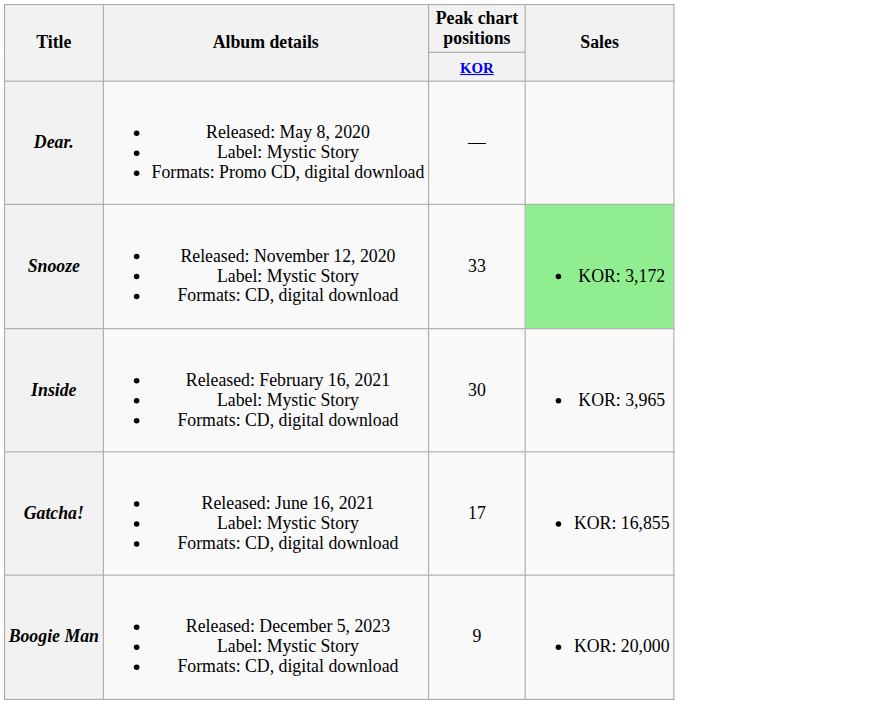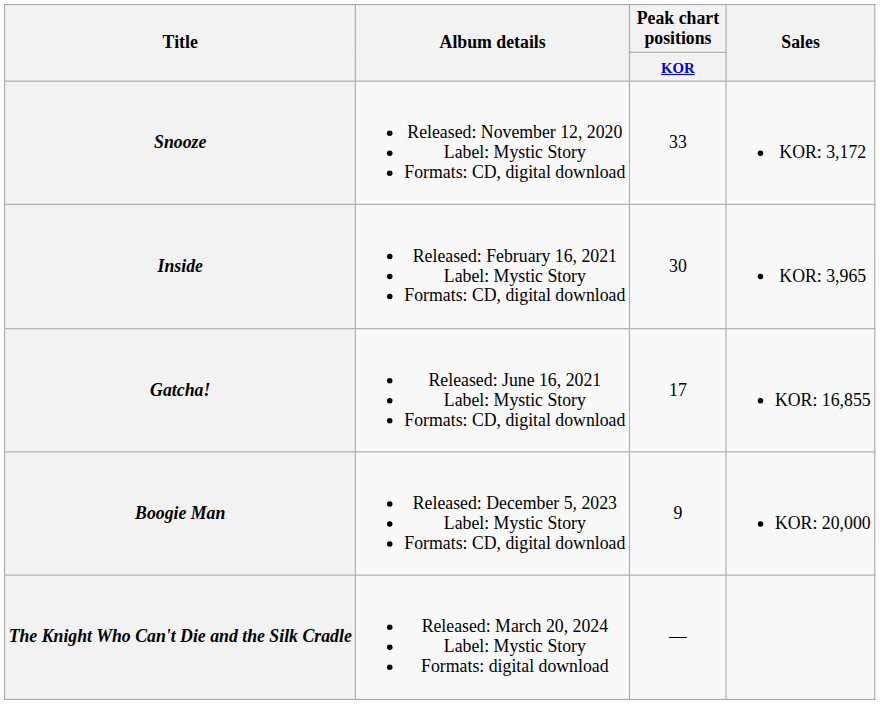- row: (54, 142)
(600, 276) lightgreen background -> (801, 153) no background
+ row: (180, 637)
